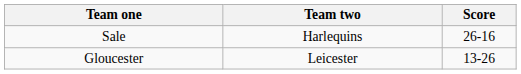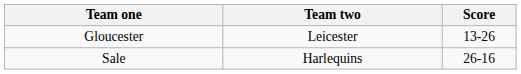rows swapped: (114, 58) <-> (114, 36)
